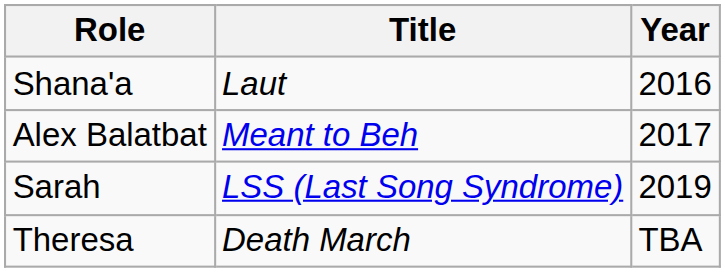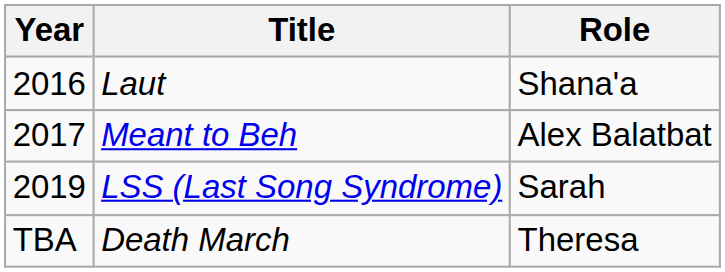columns swapped: (675, 30) <-> (110, 30)
